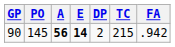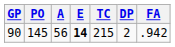columns swapped: (123, 14) <-> (100, 14)
(61, 33) bold -> (61, 33) normal
